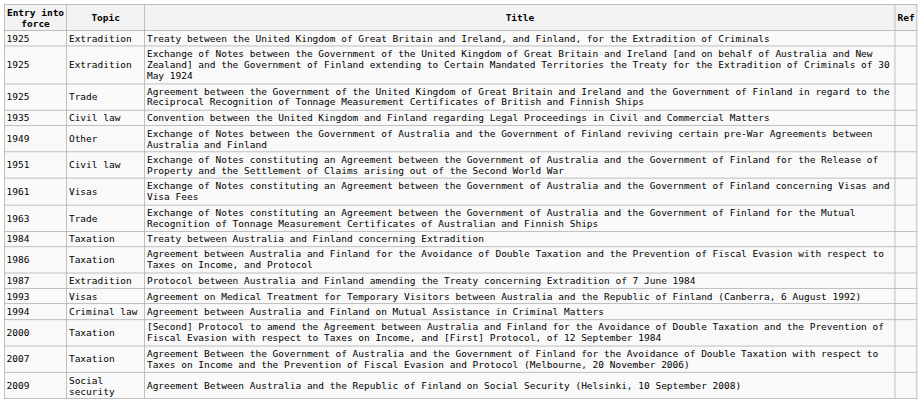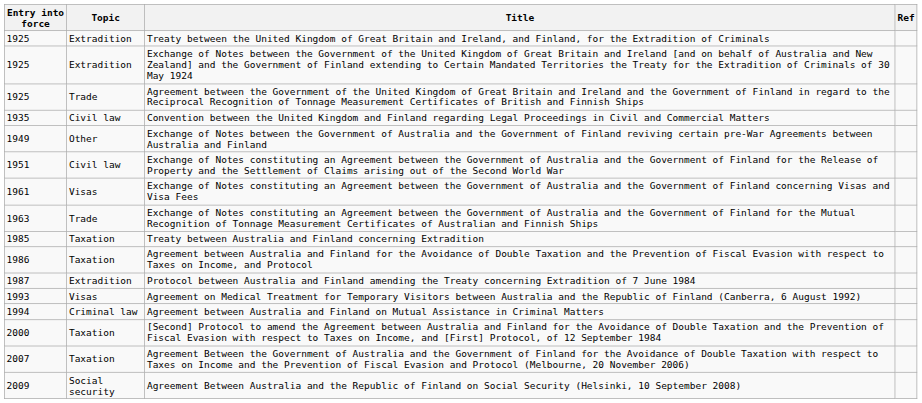(18, 239) 1984 -> (18, 239) 1985
